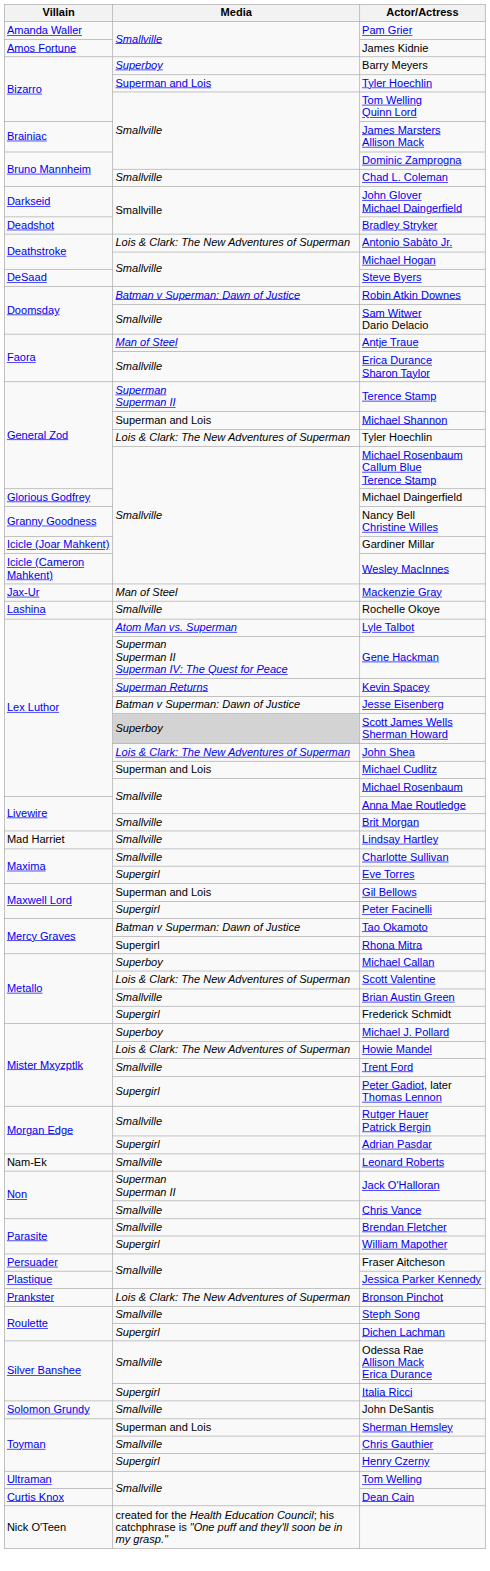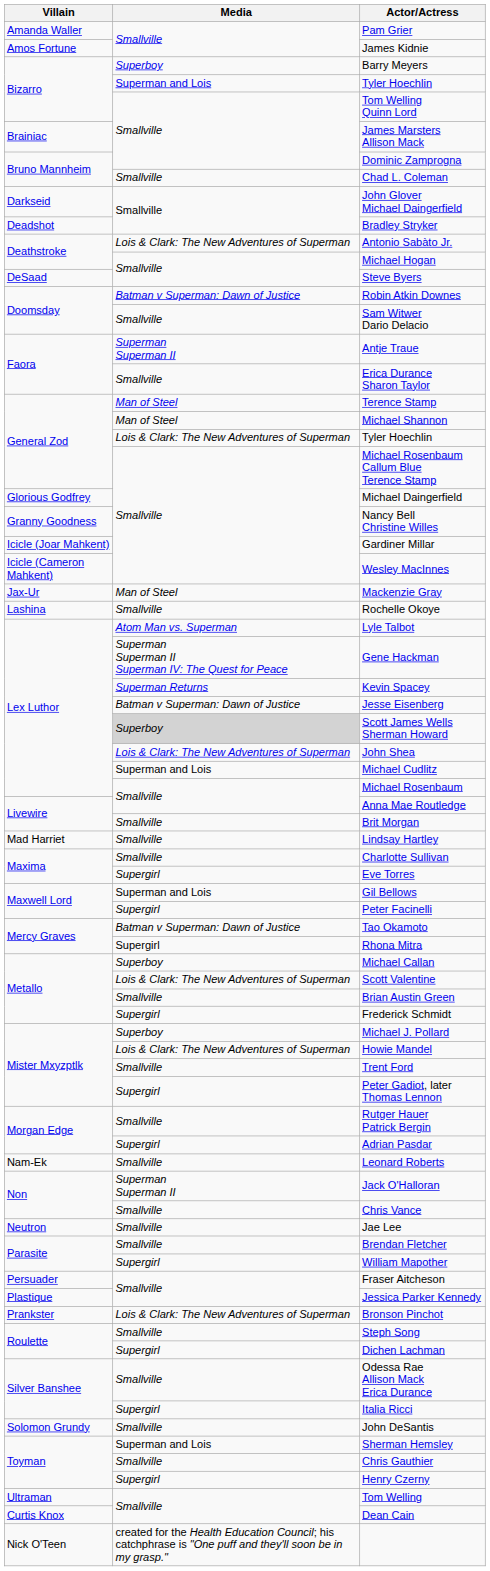(146, 343) Man of Steel -> (146, 349) Superman Superman II
(146, 396) Superman Superman II -> (146, 402) Man of Steel
(163, 420) Superman and Lois -> (146, 420) Man of Steel
+ row: (27, 1227)
